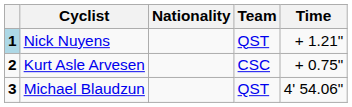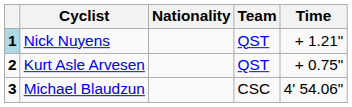(254, 65) CSC -> (253, 65) QST
(253, 89) QST -> (254, 89) CSC
